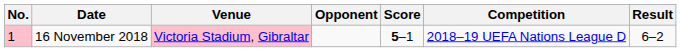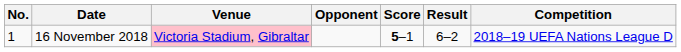columns swapped: (653, 15) <-> (526, 15)
(11, 36) pink background -> (11, 36) no background
